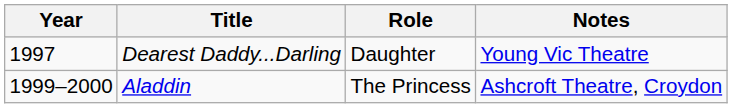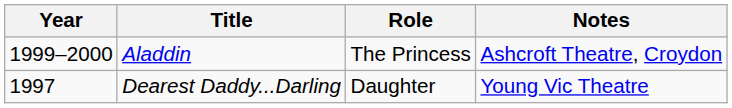rows swapped: (232, 53) <-> (157, 86)
